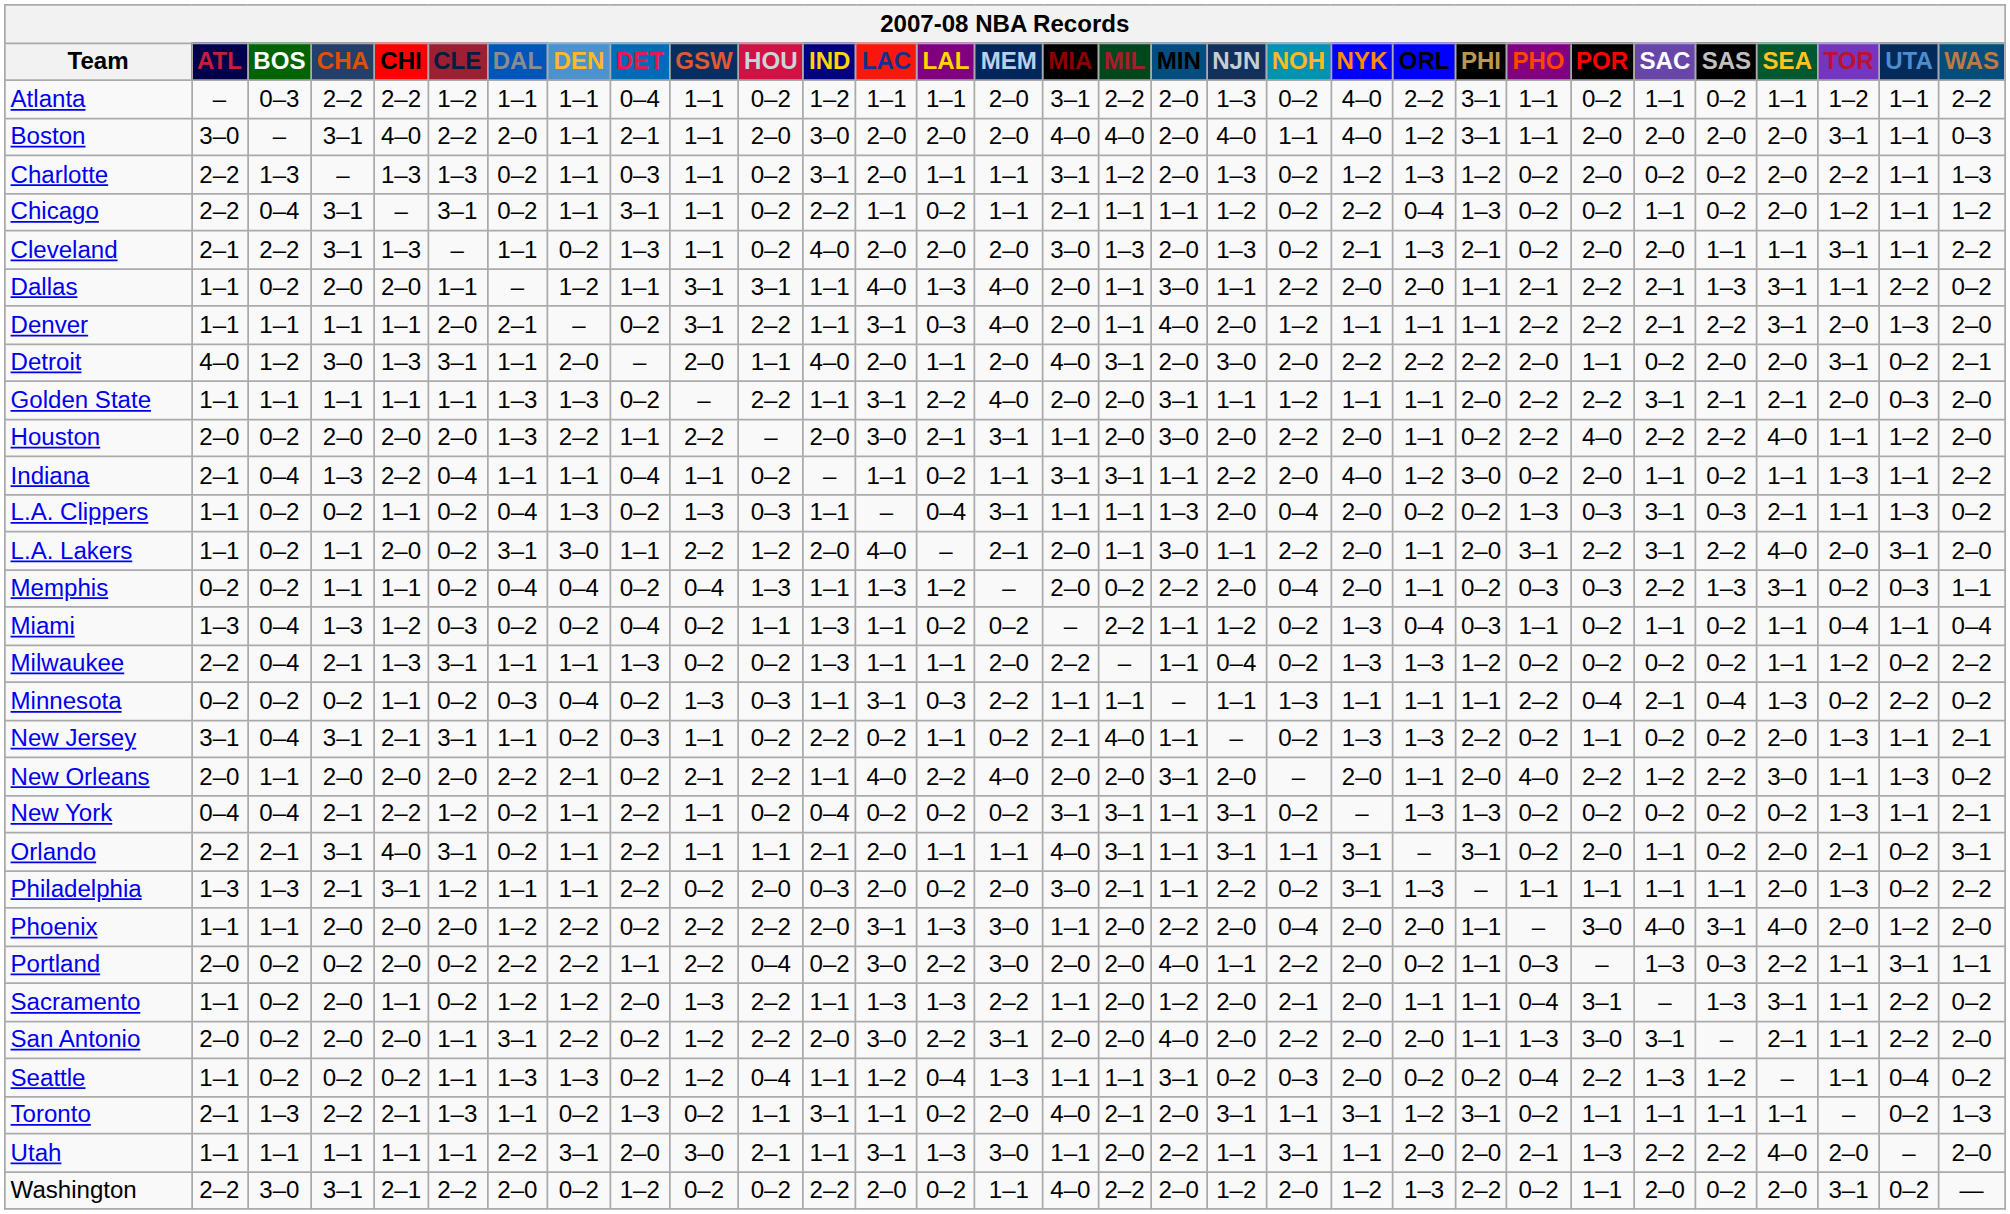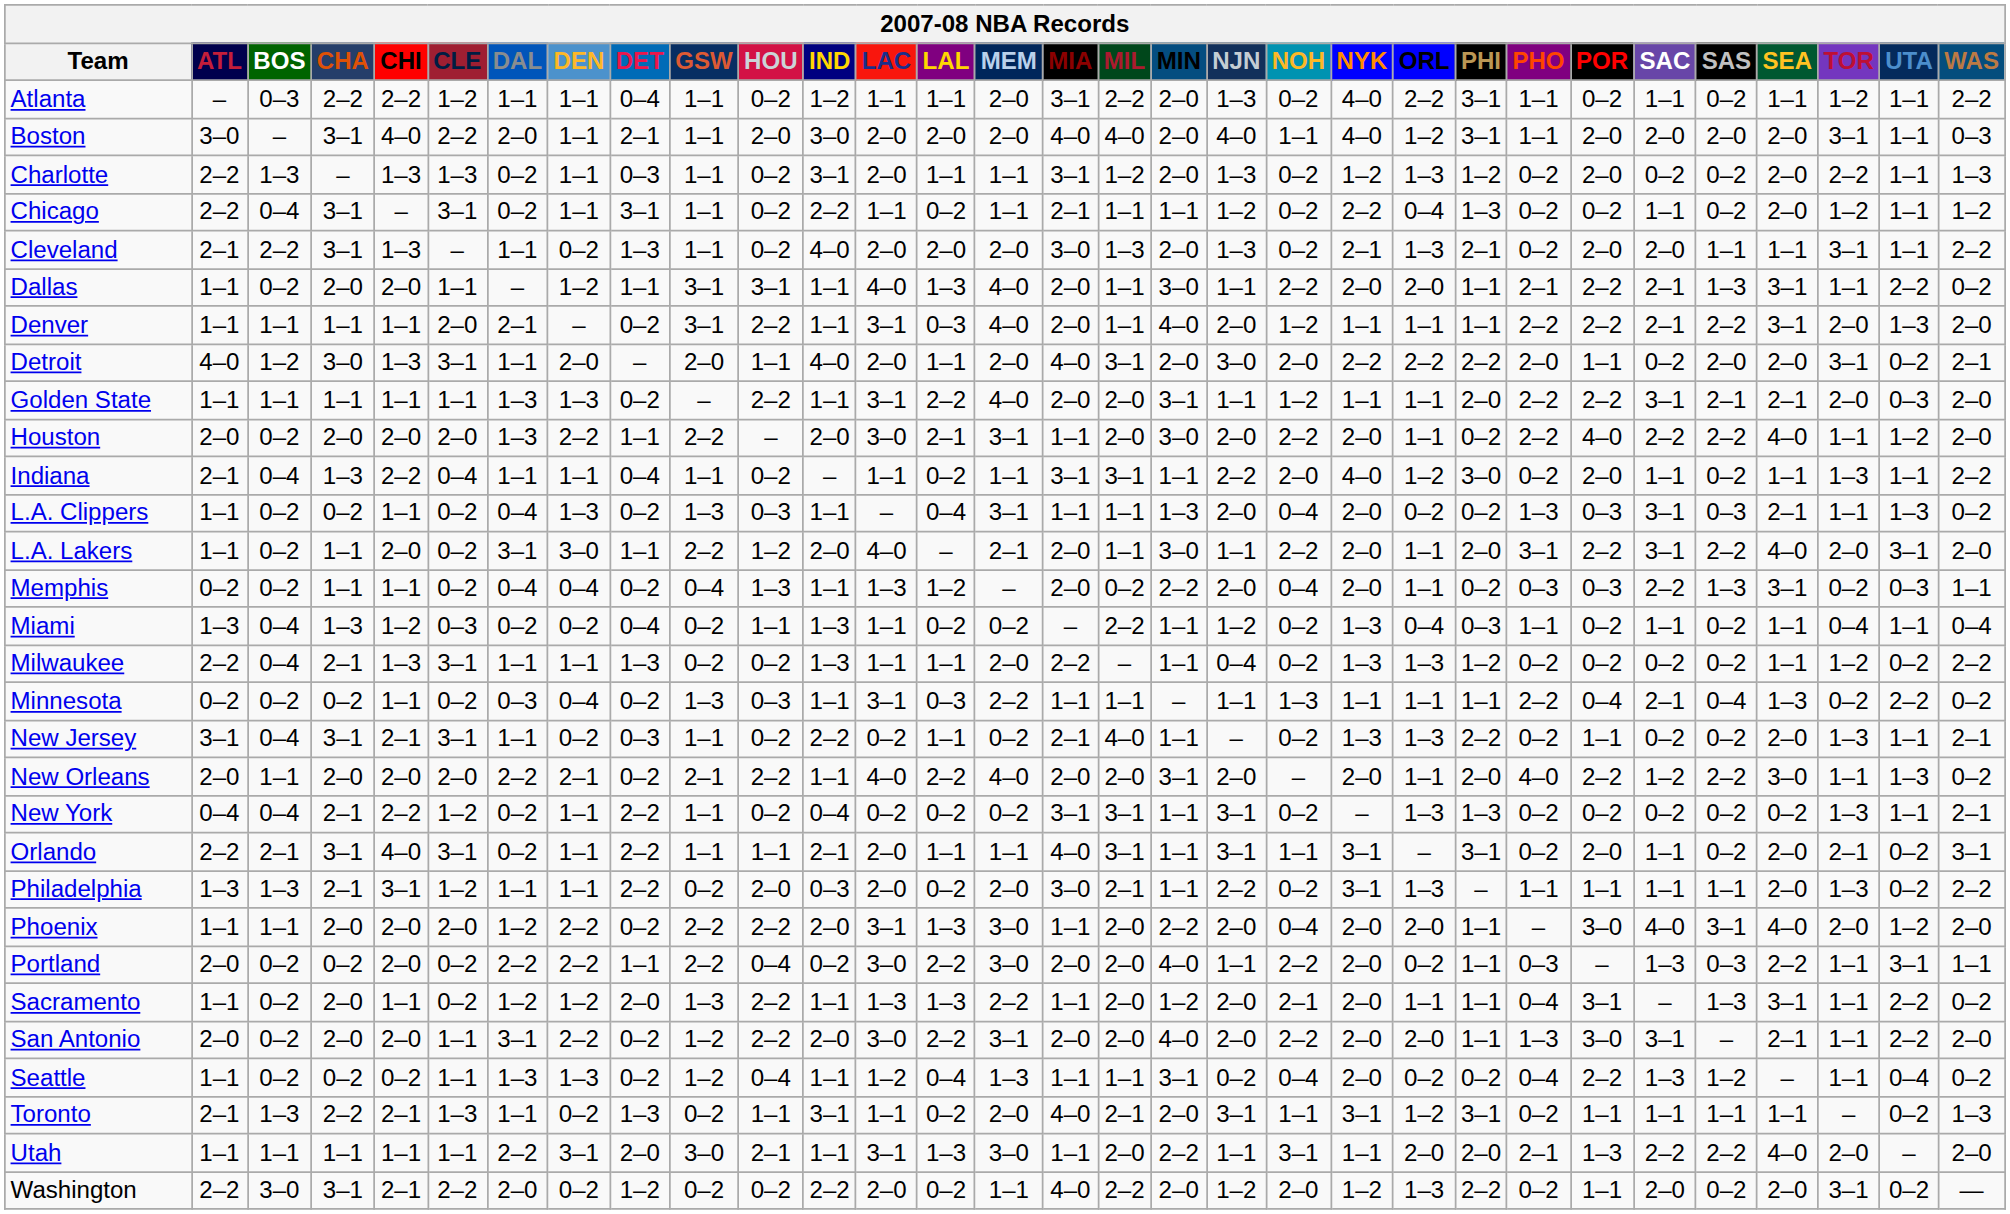(1298, 1077) 0–3 -> (1298, 1077) 0–4
